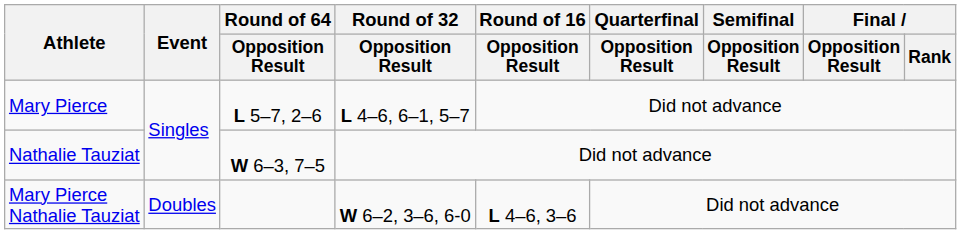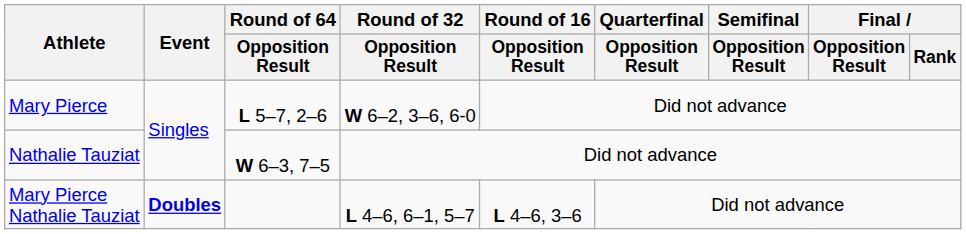(405, 116) L 4–6, 6–1, 5–7 -> (410, 116) W 6–2, 3–6, 6-0
(182, 205) normal -> (185, 205) bold
(405, 215) W 6–2, 3–6, 6-0 -> (410, 215) L 4–6, 6–1, 5–7
